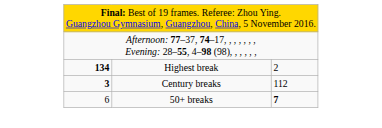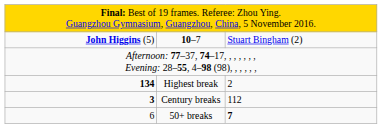+ row: (191, 40)
